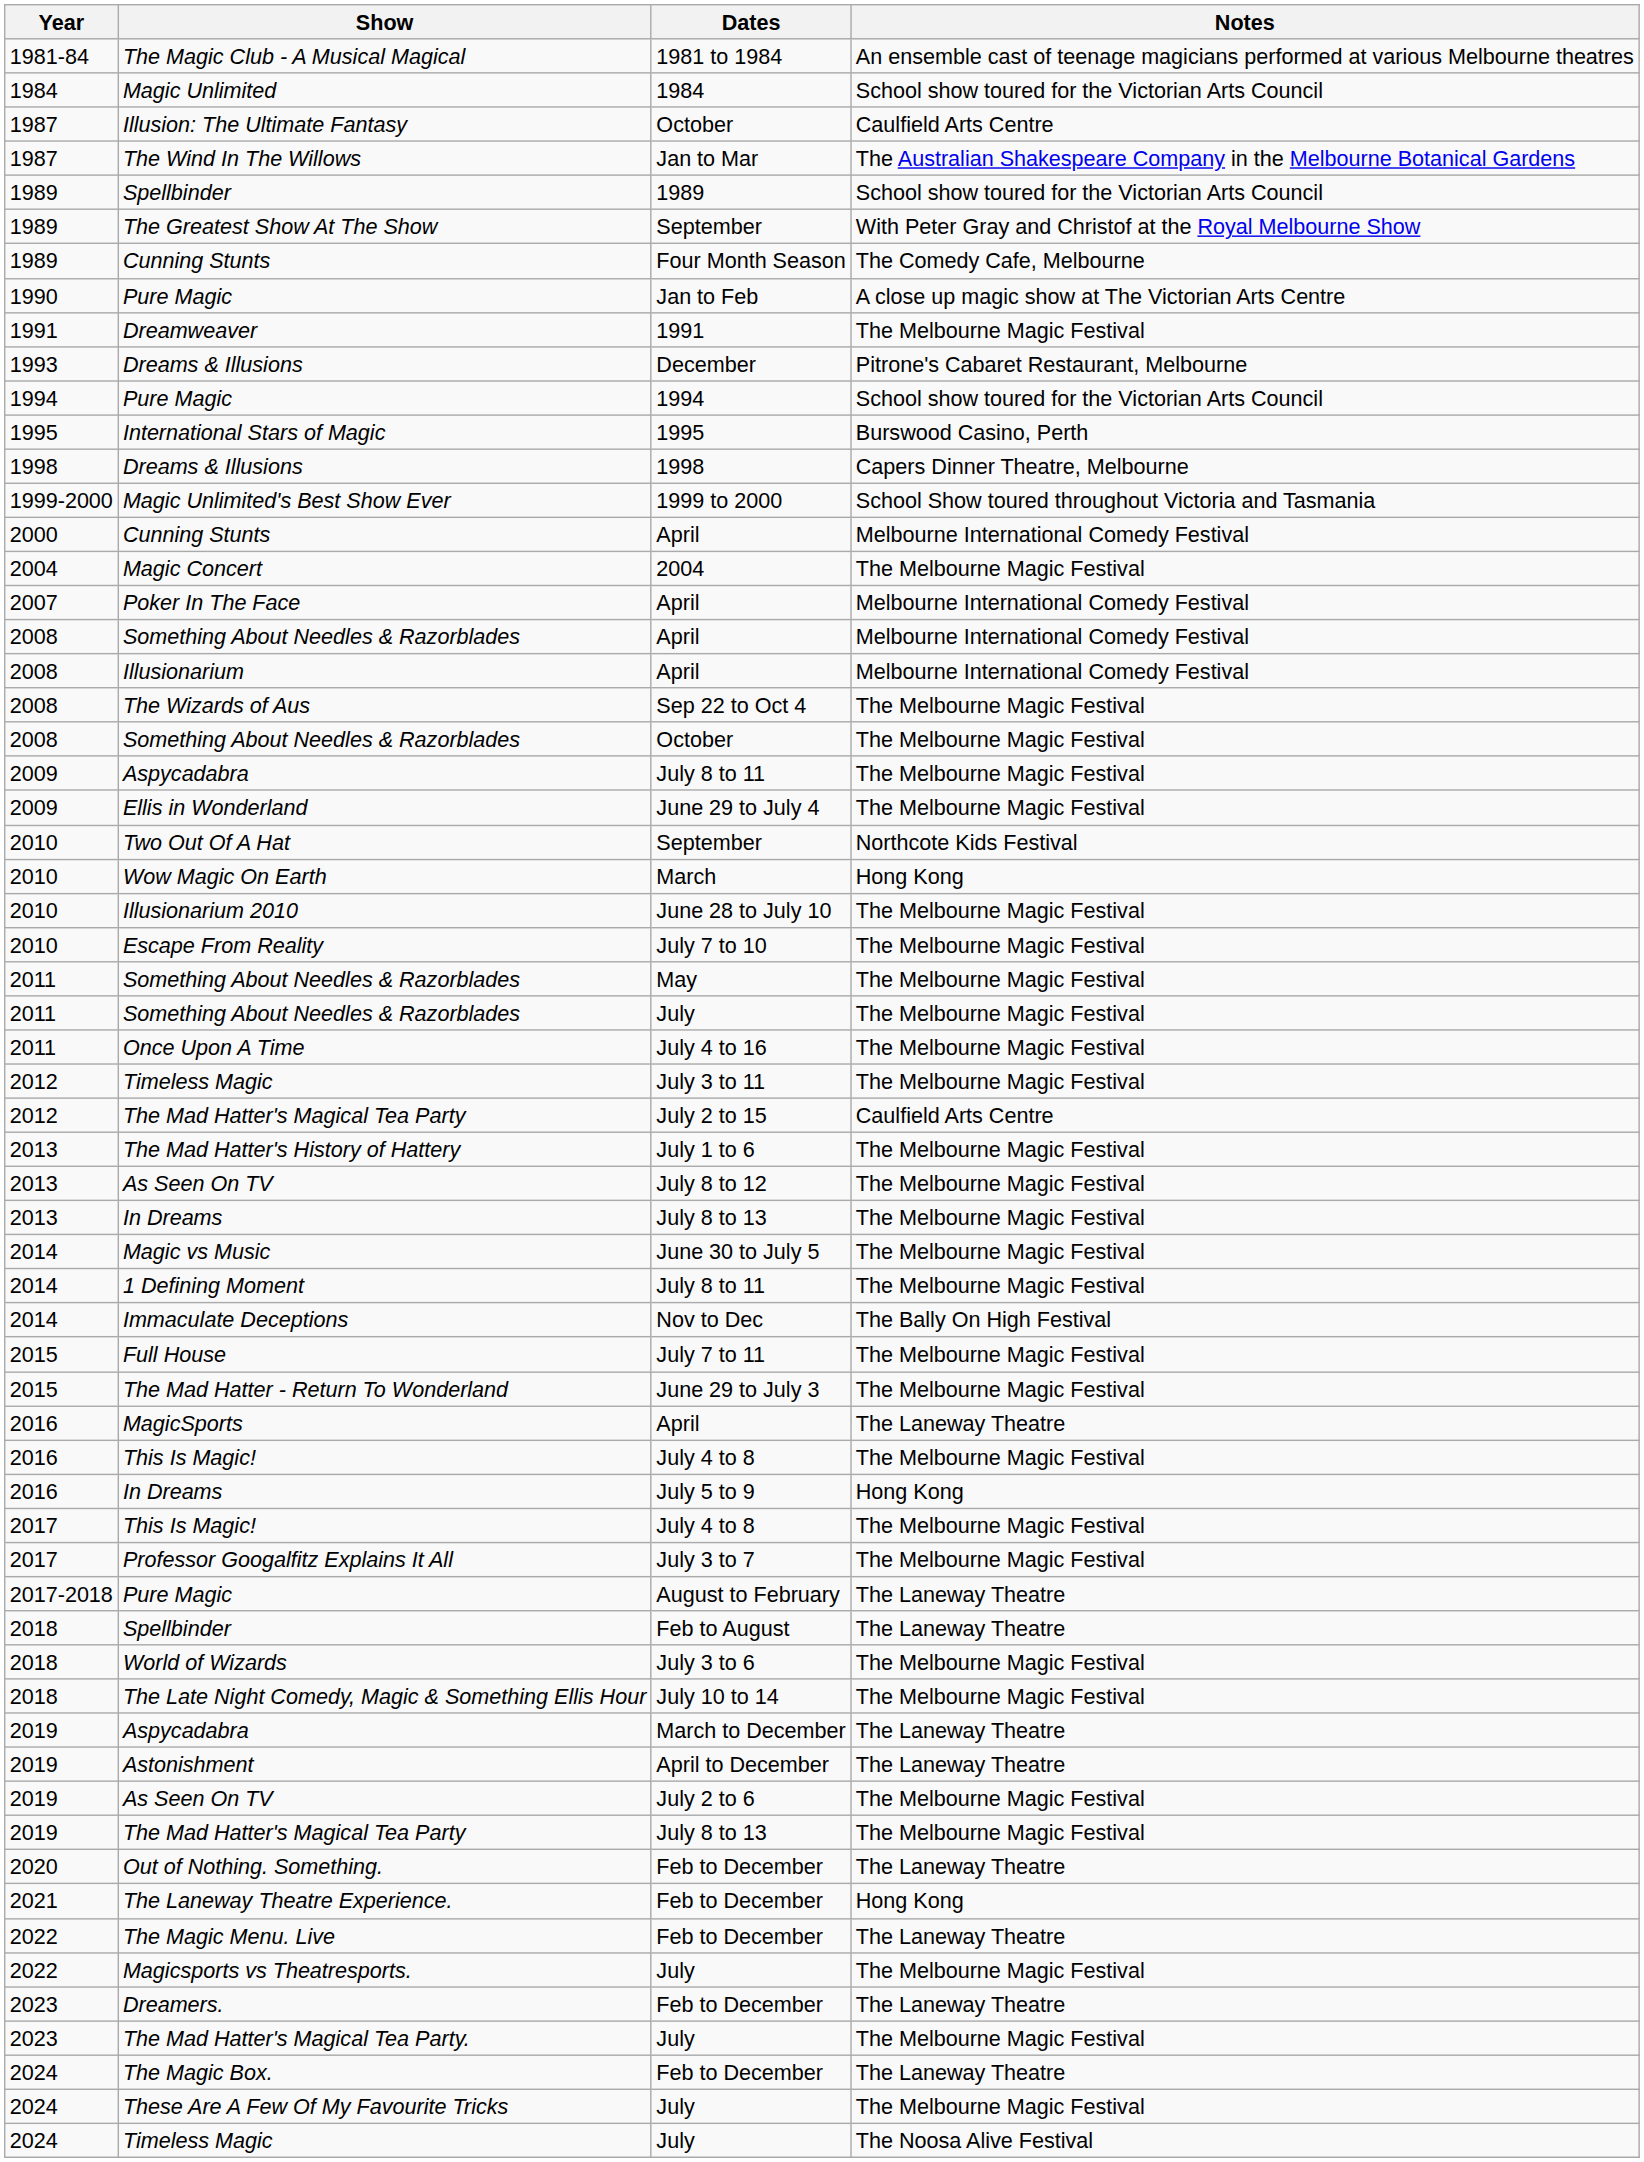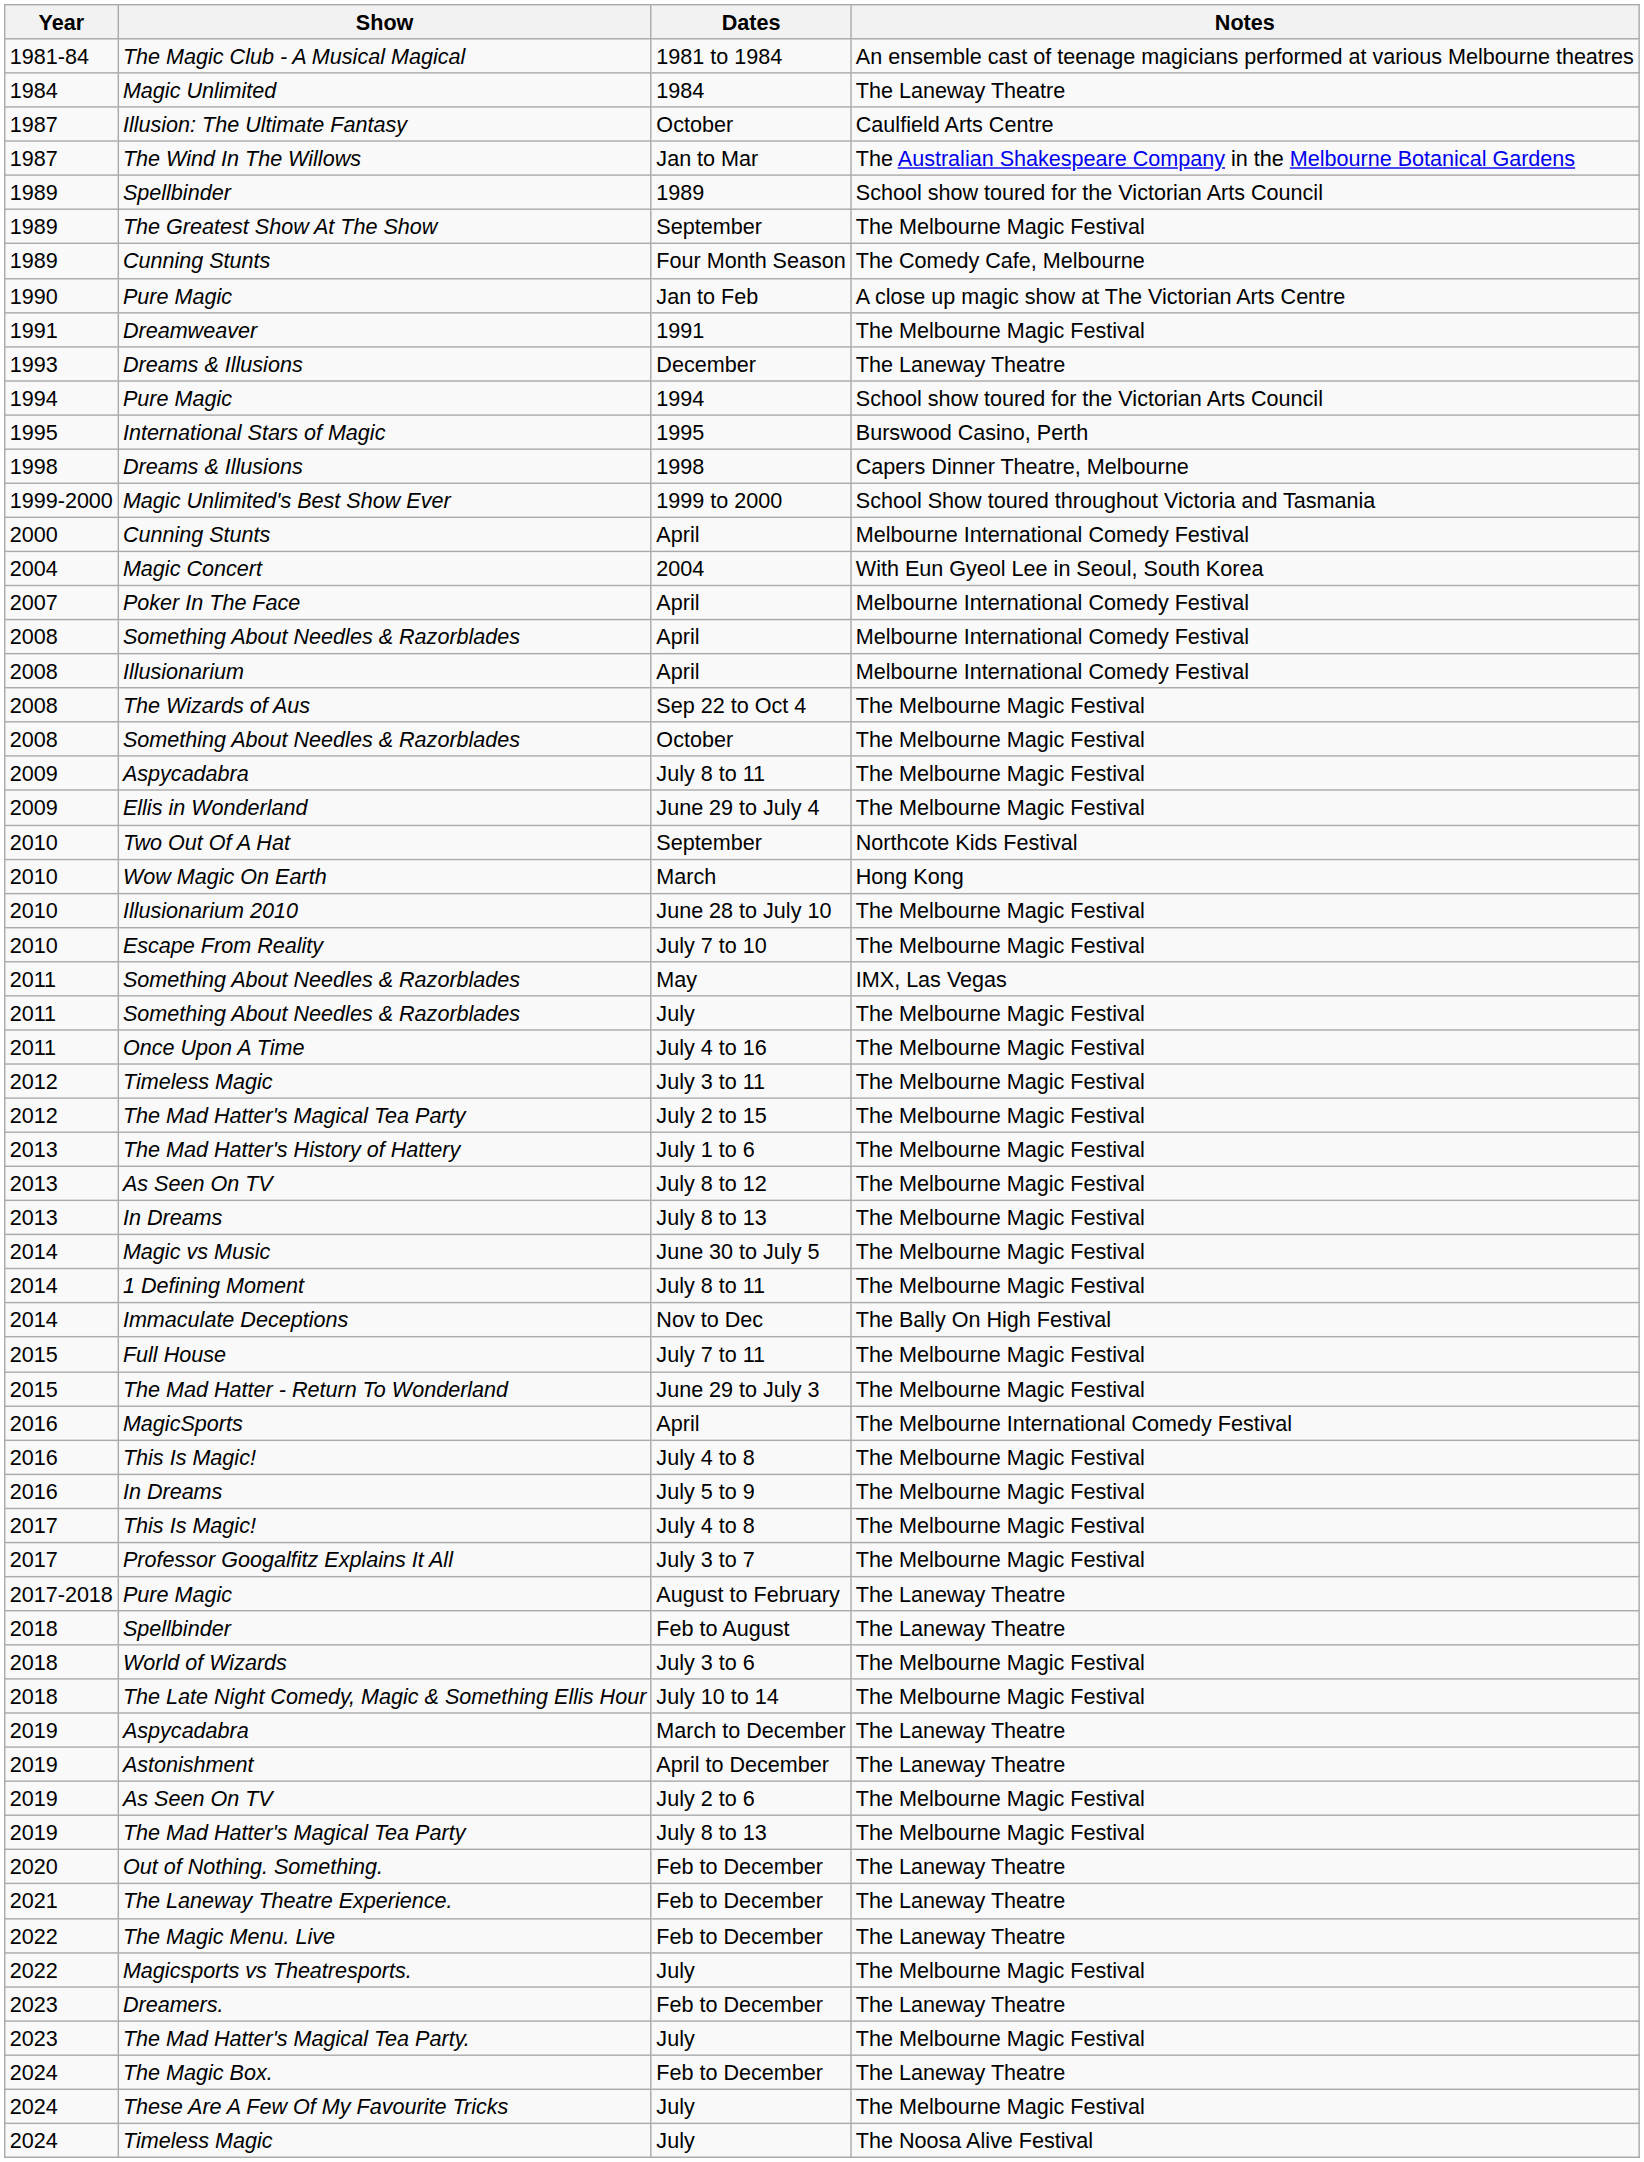(1089, 90) School show toured for the Victorian Arts Council -> (961, 90) The Laneway Theatre
(1138, 227) With Peter Gray and Christof at the Royal Melbourne Show -> (1000, 227) The Melbourne Magic Festival
(1051, 364) Pitrone's Cabaret Restaurant, Melbourne -> (961, 364) The Laneway Theatre
(1000, 569) The Melbourne Magic Festival -> (1060, 569) With Eun Gyeol Lee in Seoul, South Korea
(1000, 979) The Melbourne Magic Festival -> (931, 979) IMX, Las Vegas
(955, 1115) Caulfield Arts Centre -> (1000, 1115) The Melbourne Magic Festival
(961, 1423) The Laneway Theatre -> (1074, 1423) The Melbourne International Comedy Festival
(910, 1491) Hong Kong -> (1000, 1491) The Melbourne Magic Festival
(910, 1901) Hong Kong -> (961, 1901) The Laneway Theatre
